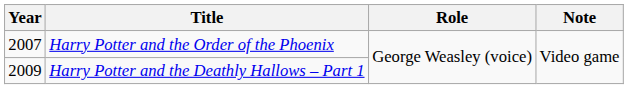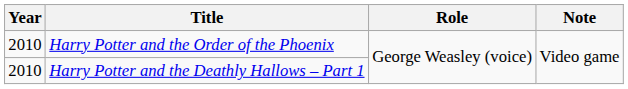(25, 44) 2007 -> (25, 44) 2010
(25, 70) 2009 -> (25, 70) 2010
